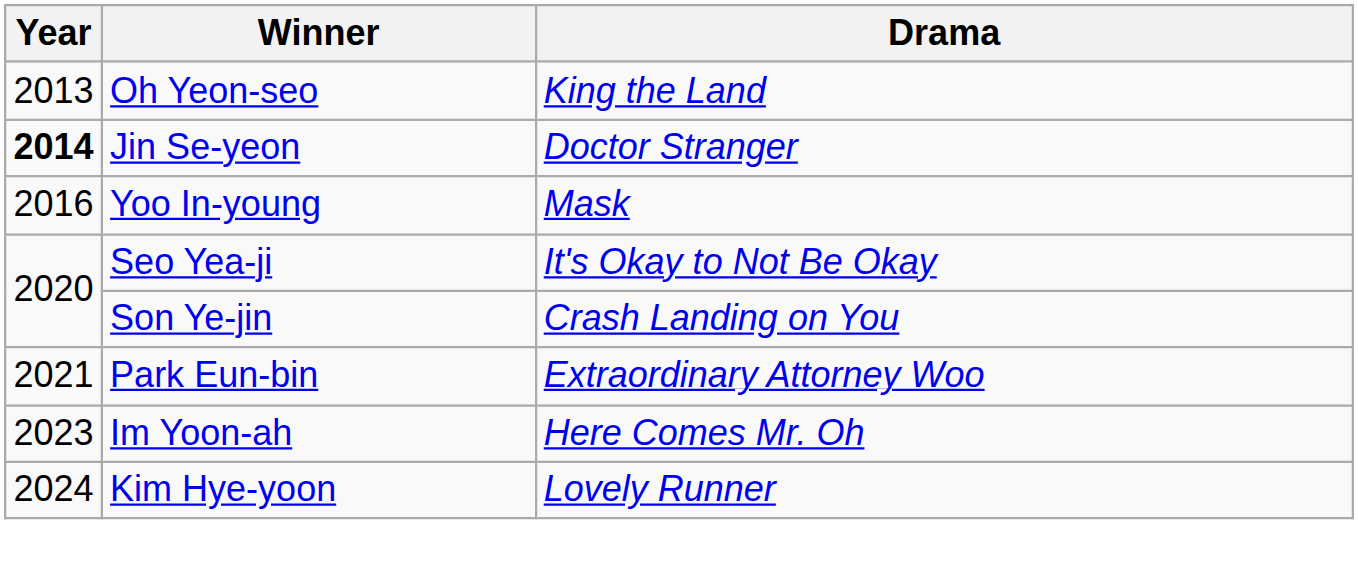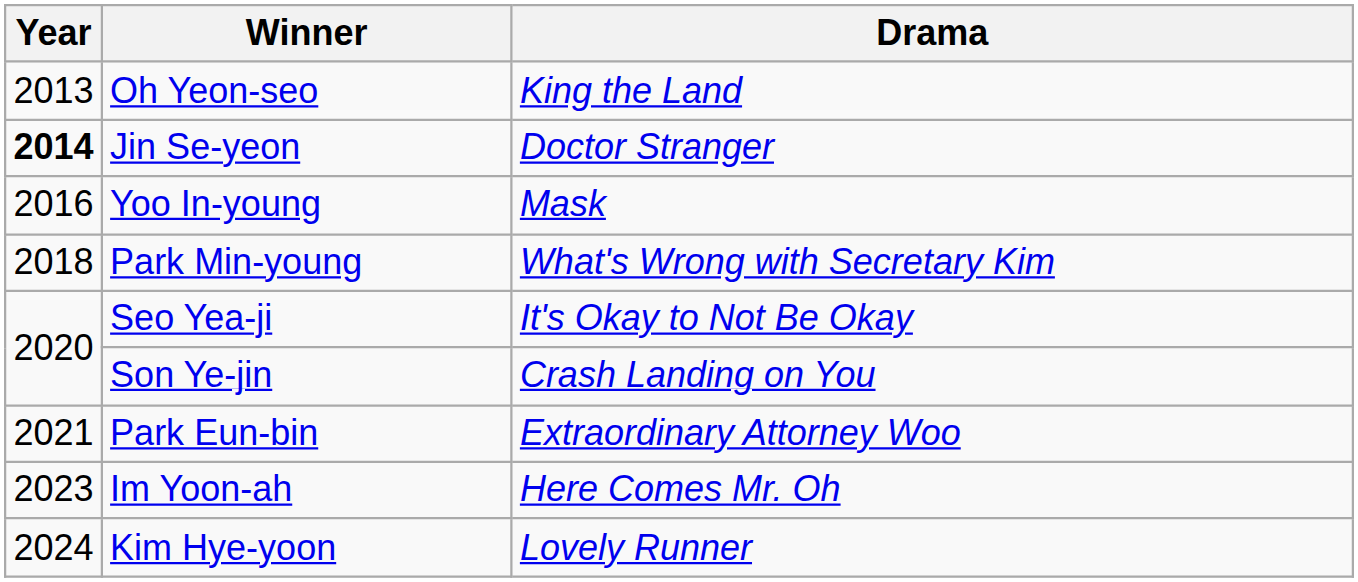+ row: (236, 261)
